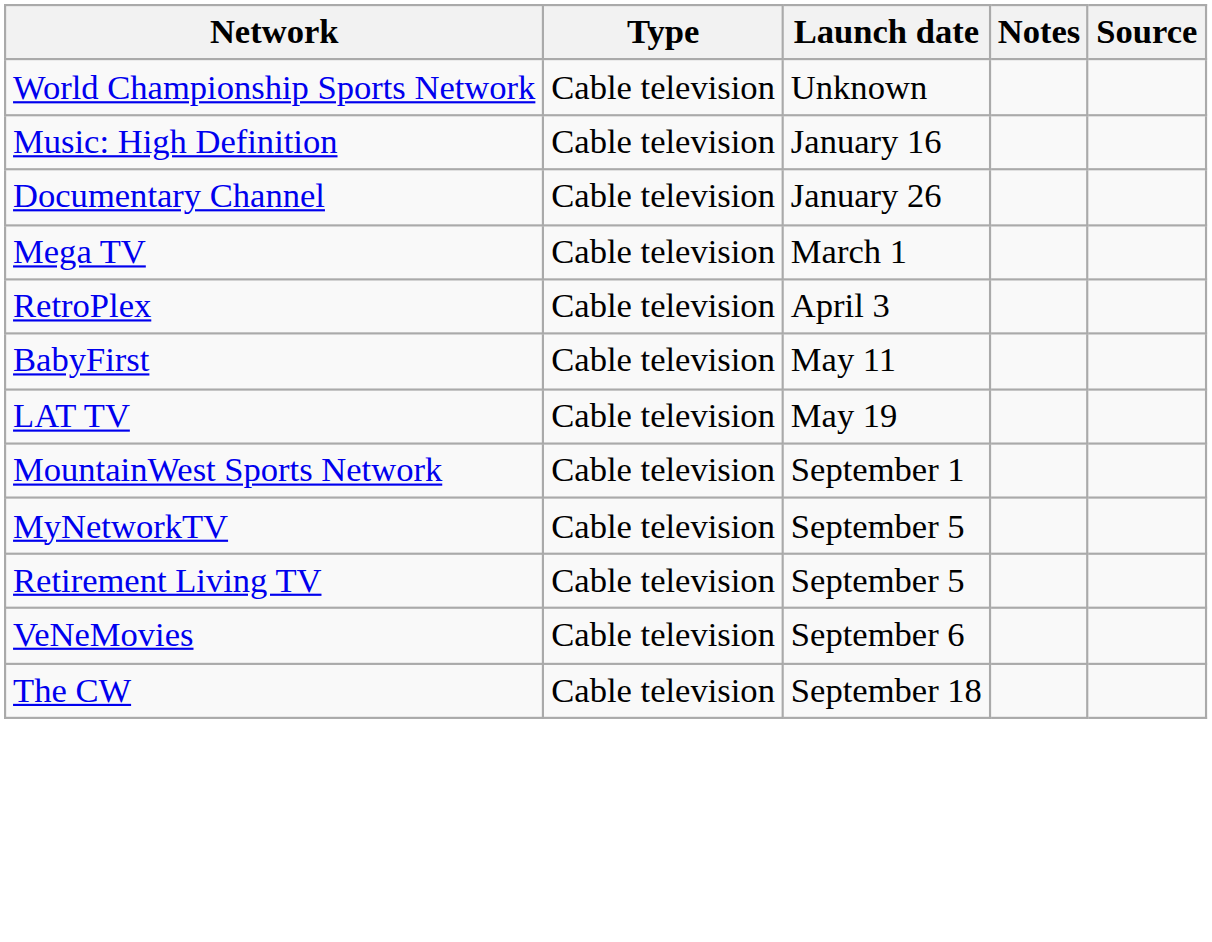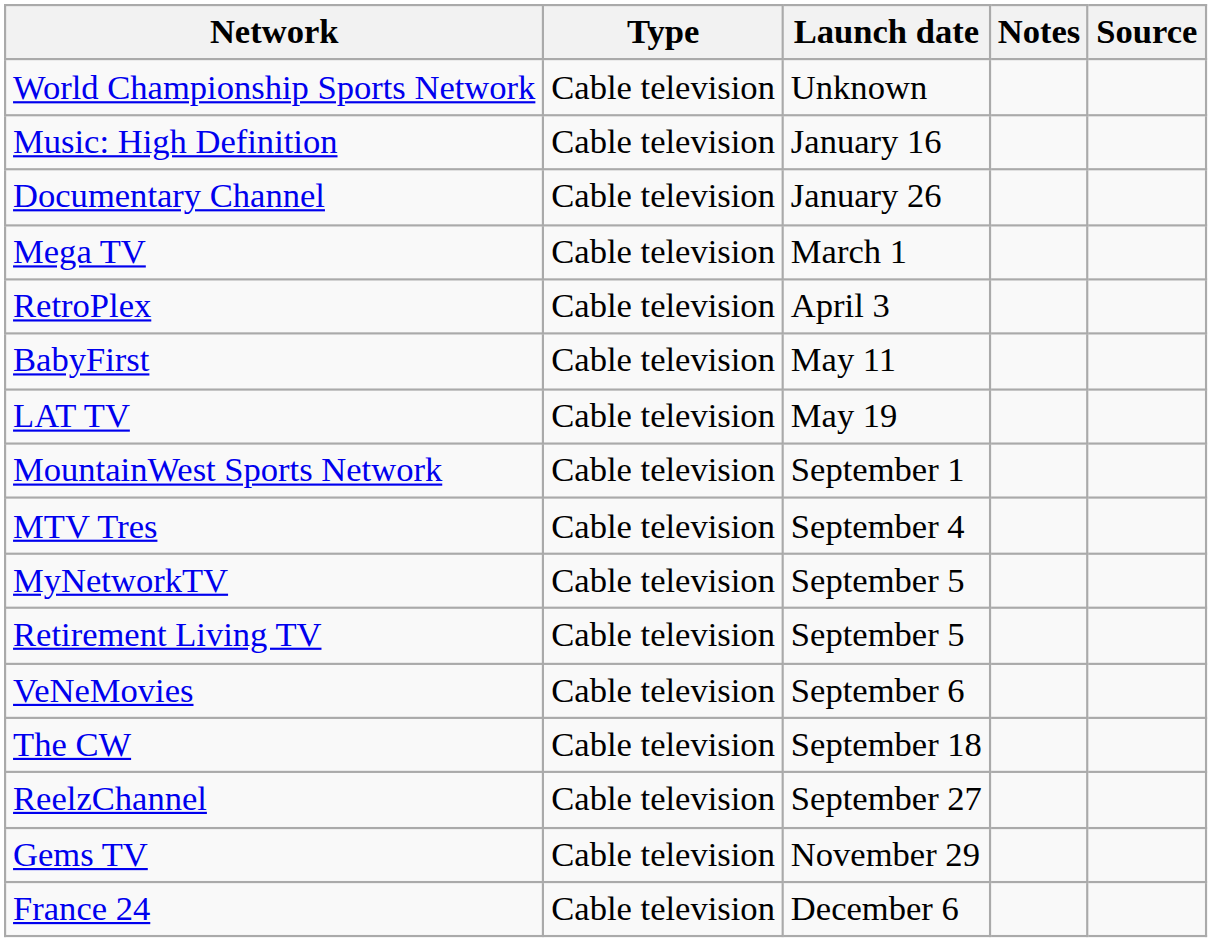+ row: (85, 525)
+ row: (110, 799)
+ row: (80, 854)
+ row: (82, 908)
